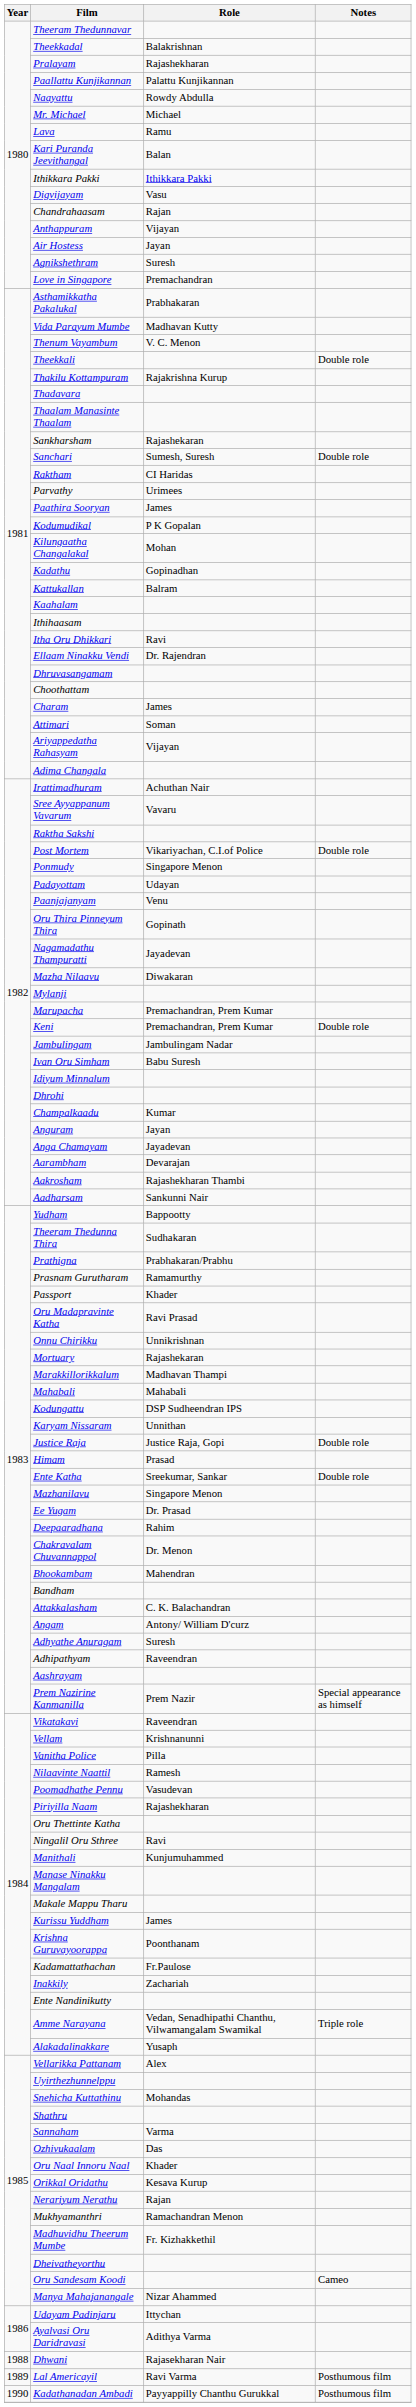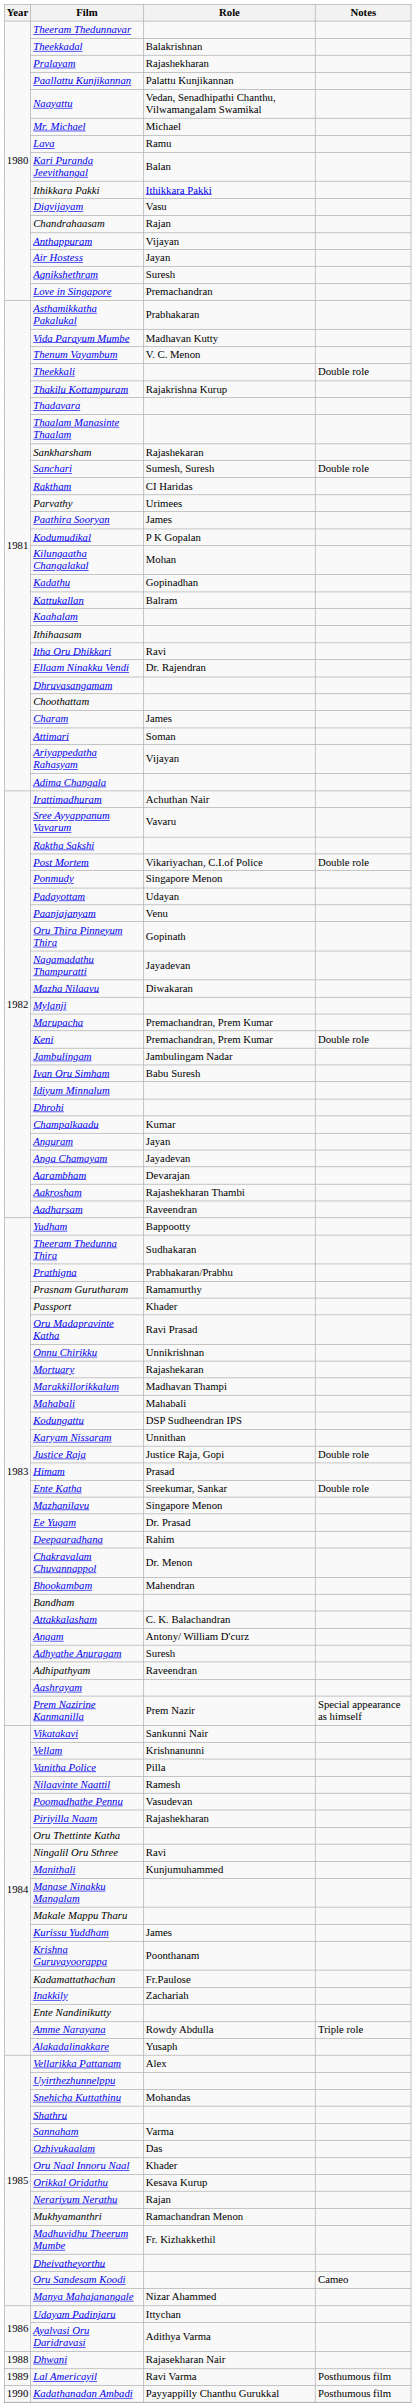(180, 98) Rowdy Abdulla -> (211, 104) Vedan, Senadhipathi Chanthu, Vilwamangalam Swamikal
(177, 1197) Sankunni Nair -> (171, 1209) Raveendran
(171, 1721) Raveendran -> (177, 1733) Sankunni Nair
(211, 2024) Vedan, Senadhipathi Chanthu, Vilwamangalam Swamikal -> (180, 2030) Rowdy Abdulla
